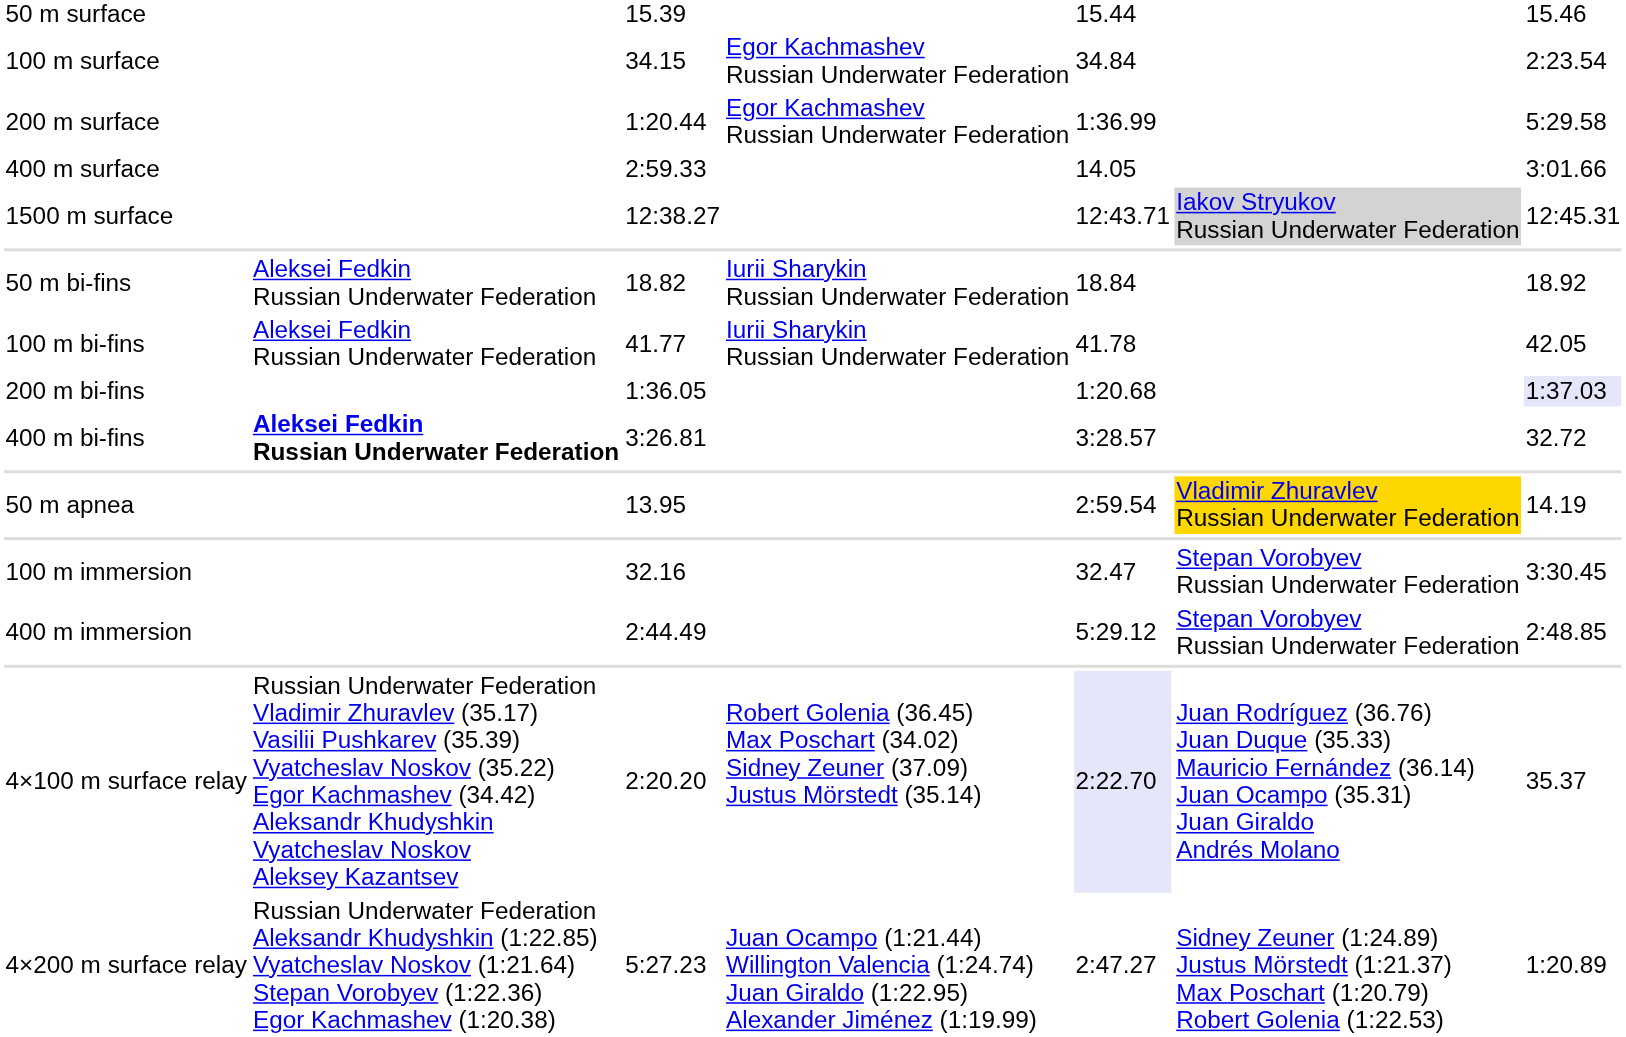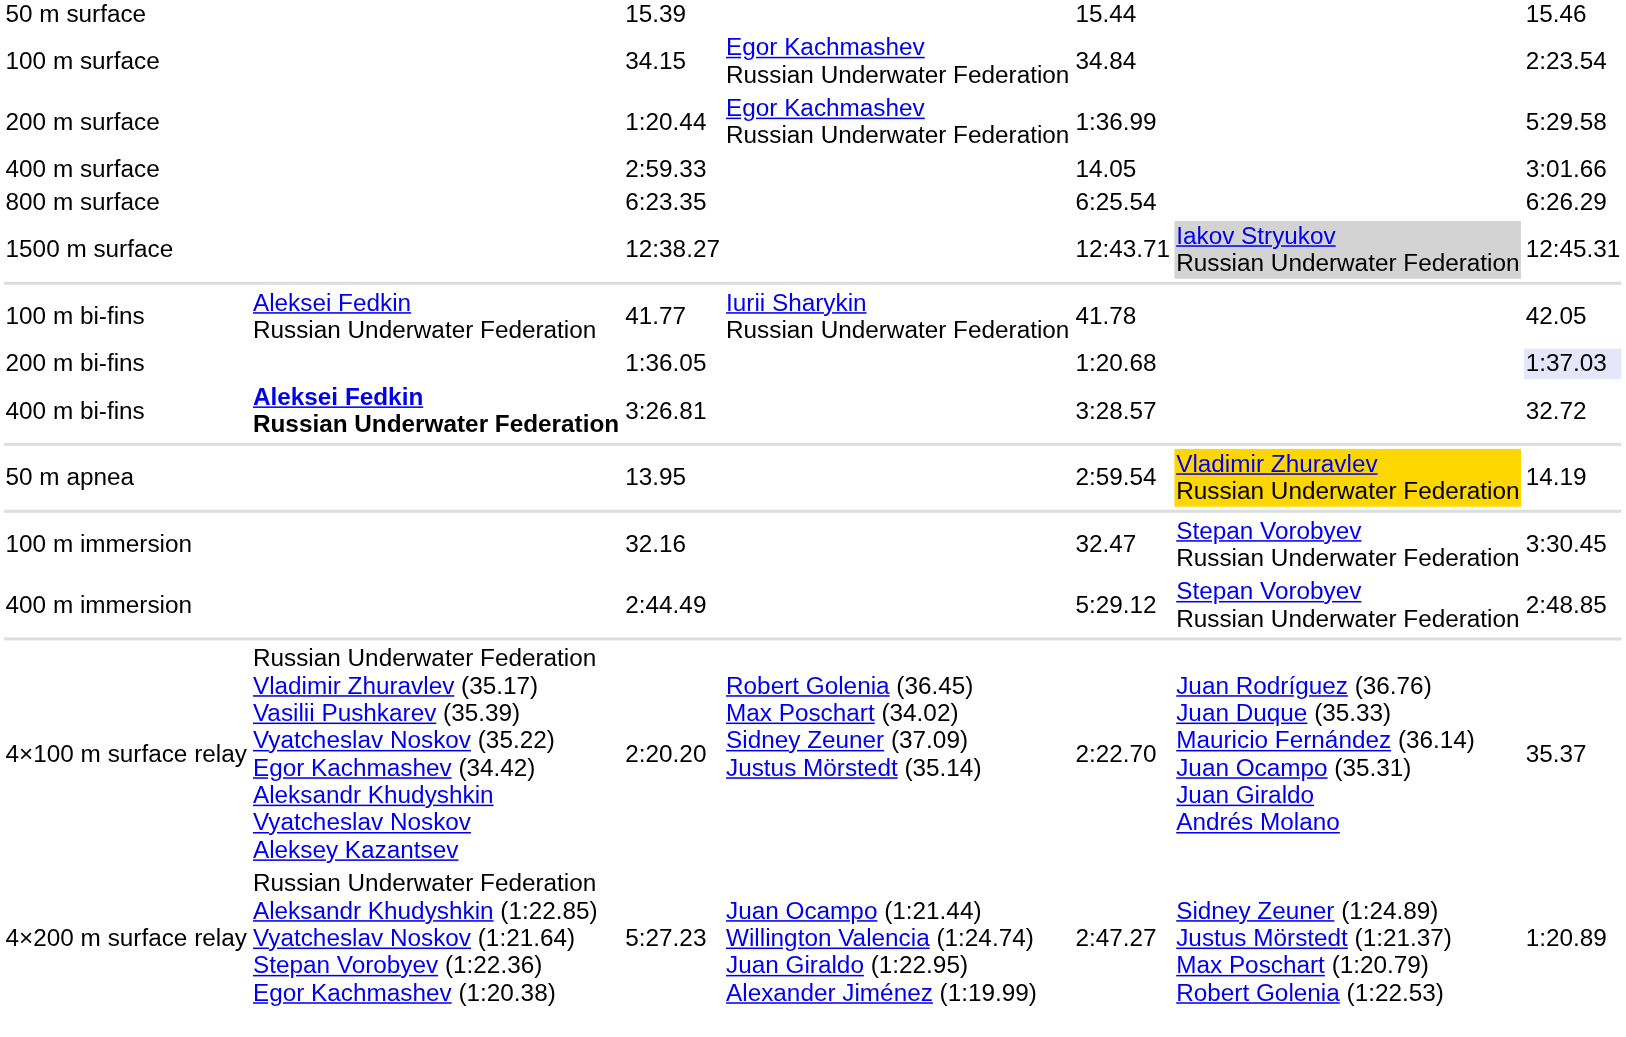+ row: (83, 202)
- row: (68, 283)
(1116, 781) lavender background -> (1116, 754) no background
